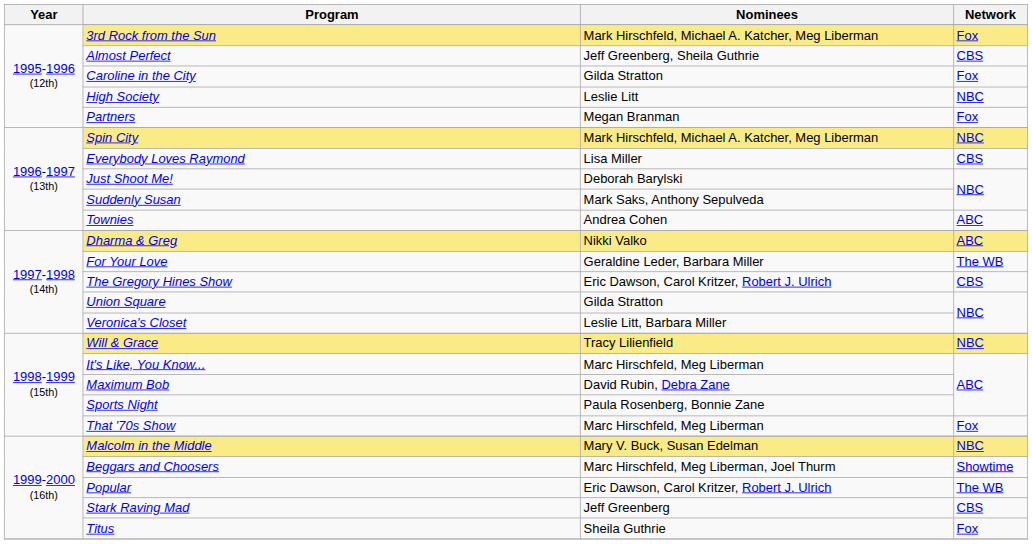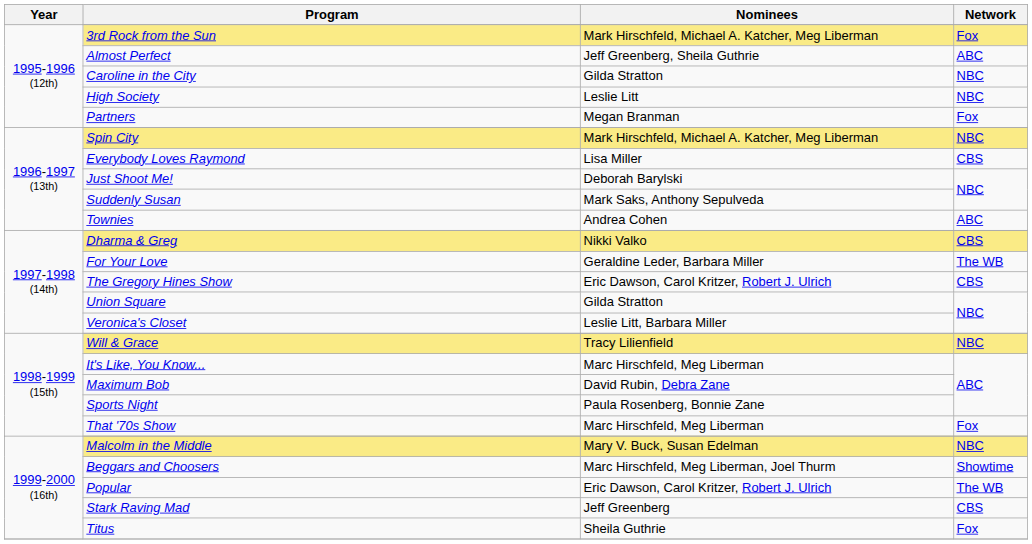(970, 55) CBS -> (970, 55) ABC
(967, 76) Fox -> (970, 76) NBC
(970, 240) ABC -> (970, 240) CBS
